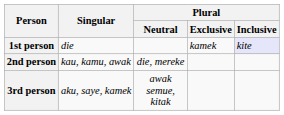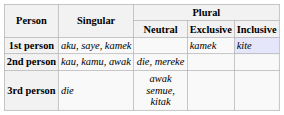(67, 45) die -> (96, 45) aku, saye, kamek
(96, 90) aku, saye, kamek -> (67, 90) die
